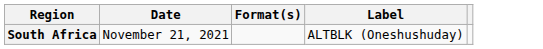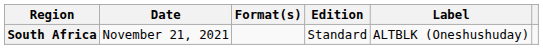+ column: (337, 15)
